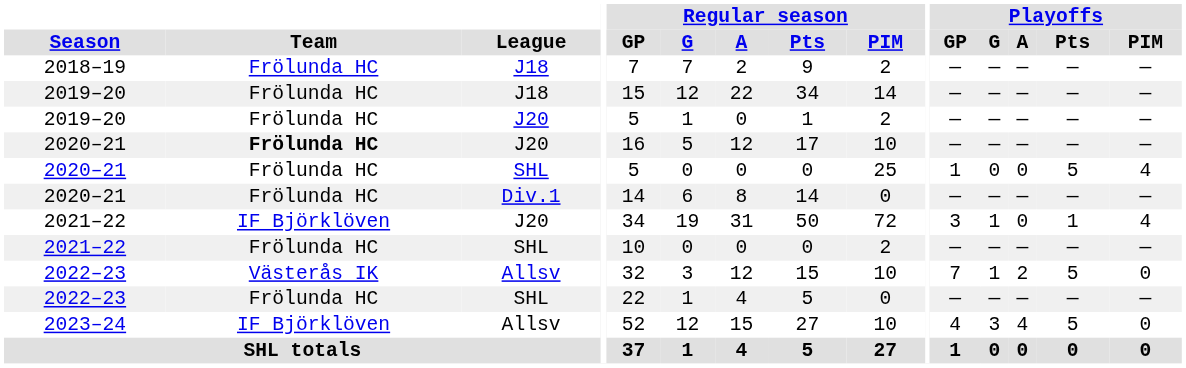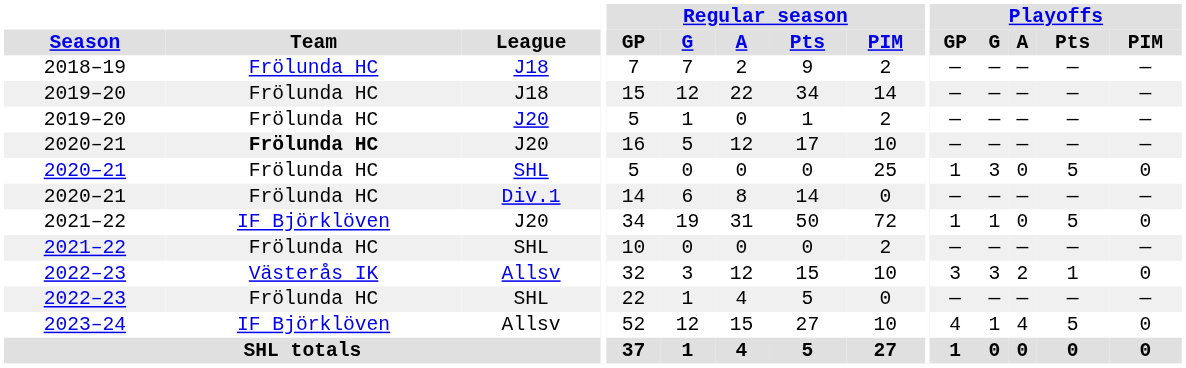(994, 171) 0 -> (994, 171) 3
(1145, 171) 4 -> (1145, 171) 0
(955, 222) 3 -> (955, 222) 1
(1073, 222) 1 -> (1073, 222) 5
(1145, 222) 4 -> (1145, 222) 0
(955, 274) 7 -> (955, 274) 3
(994, 274) 1 -> (994, 274) 3
(1073, 274) 5 -> (1073, 274) 1
(994, 325) 3 -> (994, 325) 1
